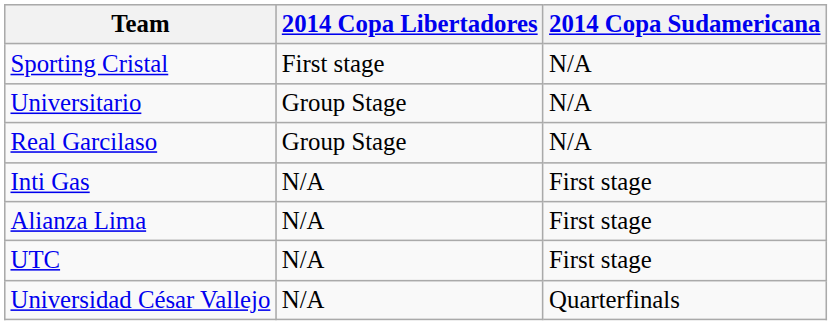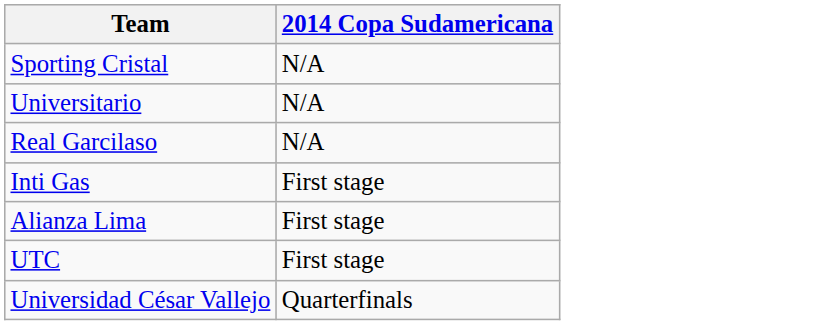- column: (410, 24)
